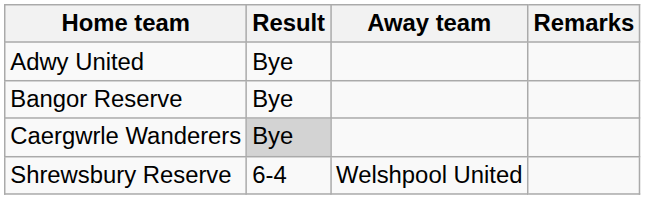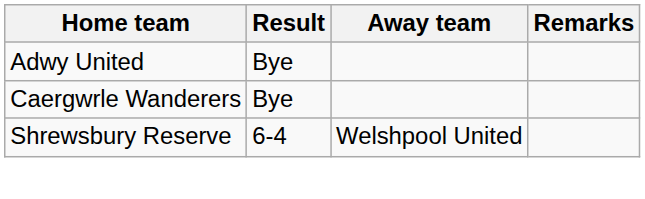- row: (96, 99)
(273, 136) lightgrey background -> (273, 99) no background
